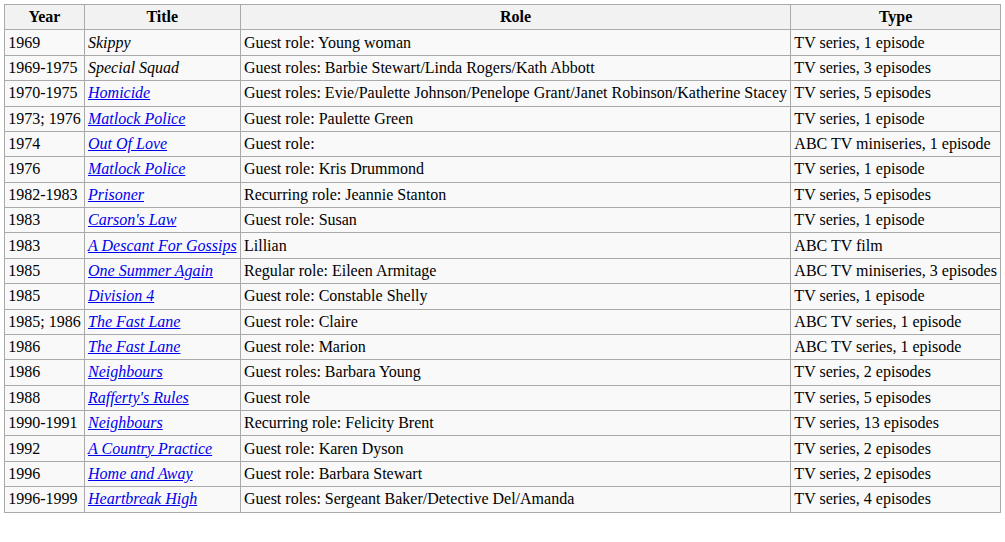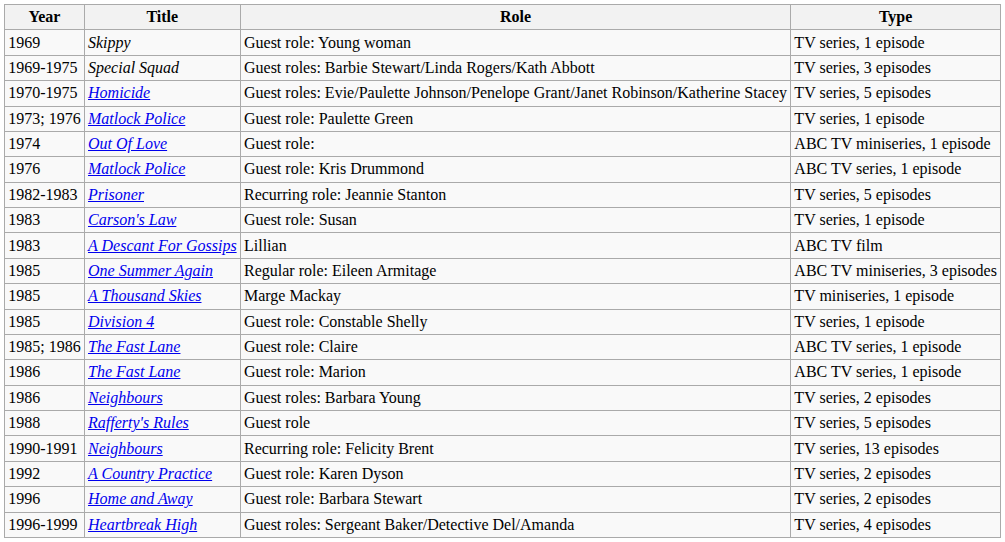(860, 169) TV series, 1 episode -> (878, 169) ABC TV series, 1 episode
+ row: (292, 296)
